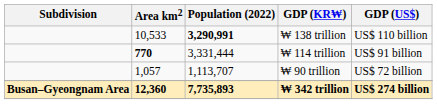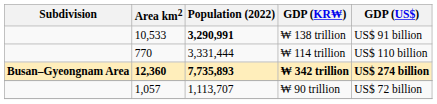(391, 35) US$ 110 billion -> (388, 35) US$ 91 billion
(143, 53) bold -> (143, 53) normal
(388, 53) US$ 91 billion -> (391, 53) US$ 110 billion
rows swapped: (310, 71) <-> (315, 89)
